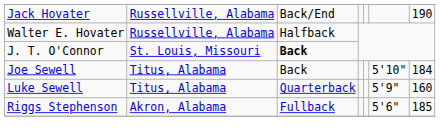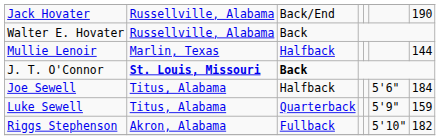(307, 32) Halfback -> (294, 32) Back
+ row: (52, 51)
(195, 51) normal -> (195, 70) bold
(294, 70) Back -> (307, 88) Halfback
(389, 70) 5'10" -> (386, 88) 5'6"
(422, 88) 160 -> (422, 107) 159
(386, 107) 5'6" -> (389, 126) 5'10"
(422, 107) 185 -> (422, 126) 182
